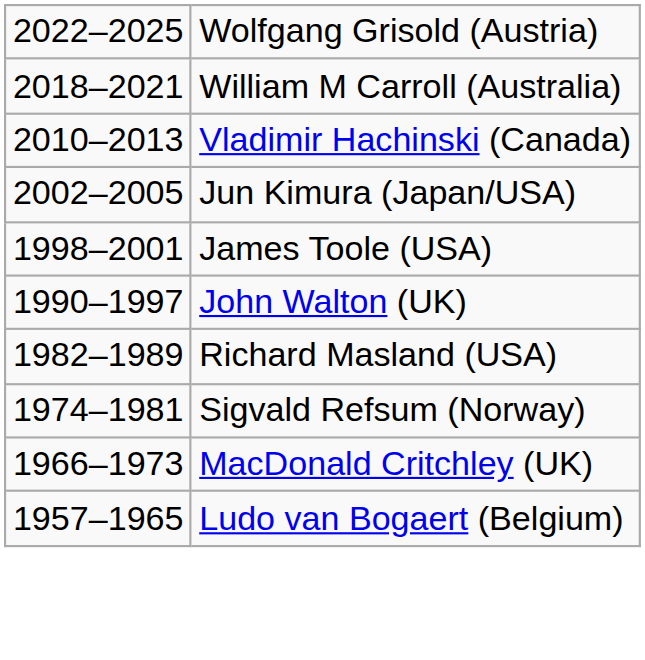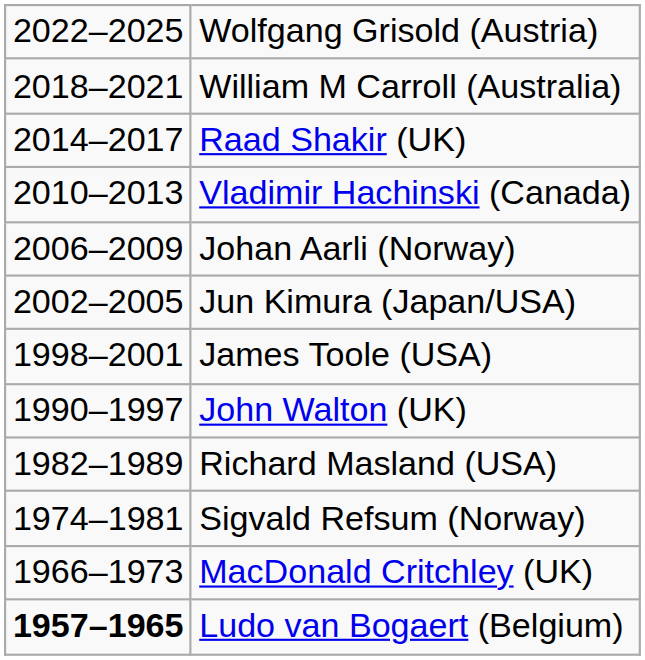+ row: (333, 139)
+ row: (357, 247)
(98, 517) normal -> (98, 626) bold
